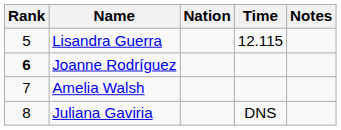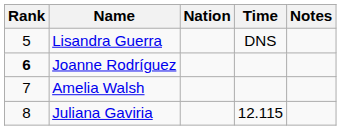(260, 40) 12.115 -> (260, 40) DNS
(260, 112) DNS -> (260, 112) 12.115
